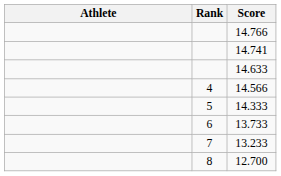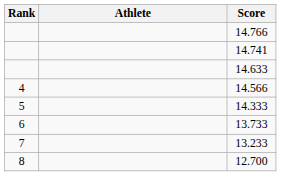columns swapped: (210, 13) <-> (98, 13)
